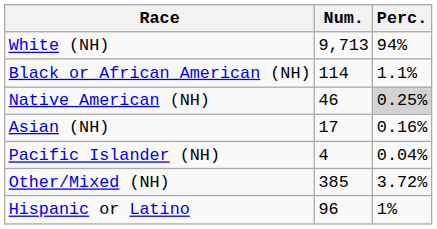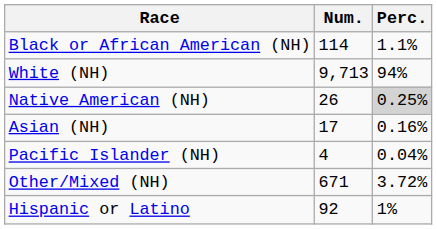rows swapped: (59, 46) <-> (160, 73)
(329, 100) 46 -> (329, 100) 26
(334, 182) 385 -> (334, 182) 671
(329, 210) 96 -> (329, 210) 92
